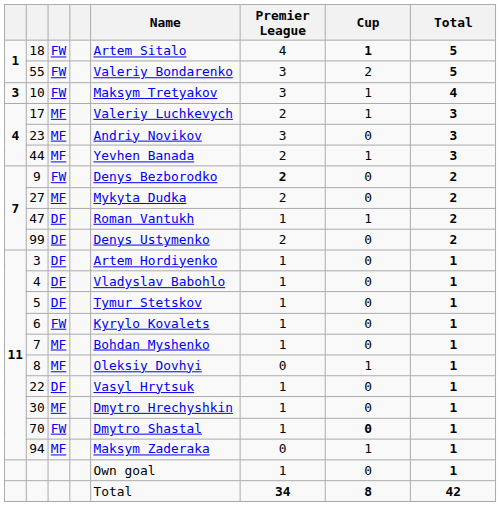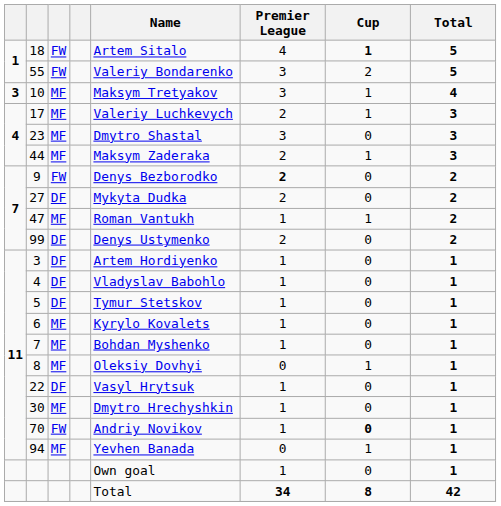(59, 93) FW -> (59, 93) MF
(148, 135) Andriy Novikov -> (148, 135) Dmytro Shastal
(144, 156) Yevhen Banada -> (152, 156) Maksym Zaderaka
(59, 198) MF -> (59, 198) DF
(59, 219) DF -> (59, 219) MF
(59, 323) FW -> (59, 323) MF
(148, 428) Dmytro Shastal -> (148, 428) Andriy Novikov
(152, 449) Maksym Zaderaka -> (144, 449) Yevhen Banada
